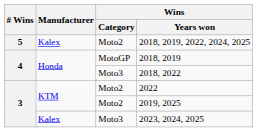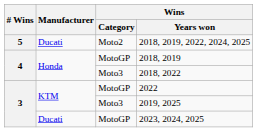(49, 42) Kalex -> (50, 42) Ducati
(111, 88) Moto2 -> (114, 88) MotoGP
(111, 104) Moto2 -> (111, 104) Moto3
(49, 119) Kalex -> (50, 119) Ducati
(111, 119) Moto3 -> (114, 119) MotoGP
